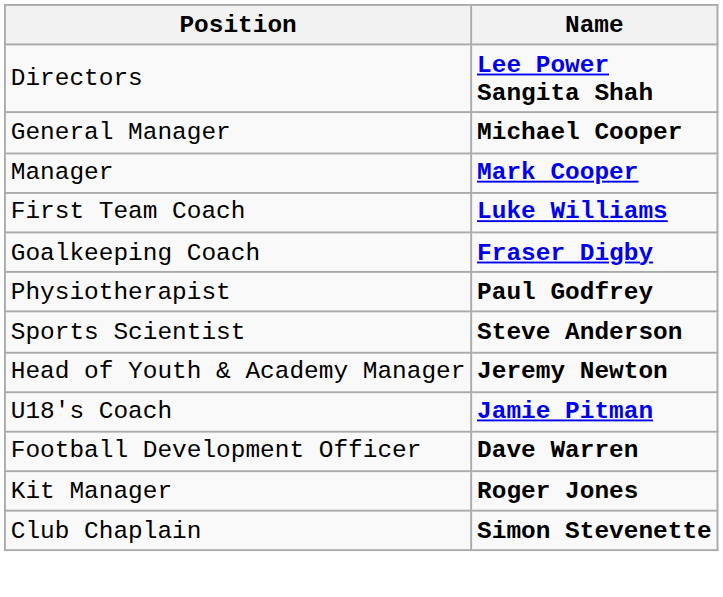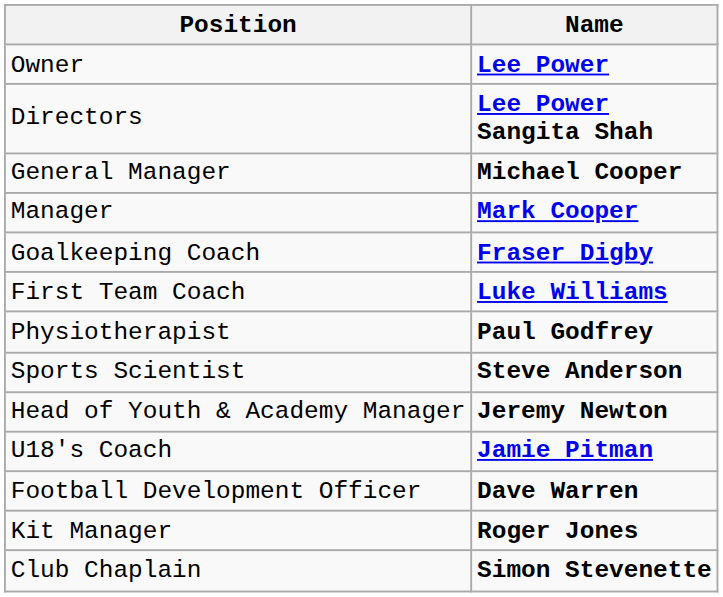+ row: (47, 65)
rows swapped: (128, 212) <-> (135, 252)
